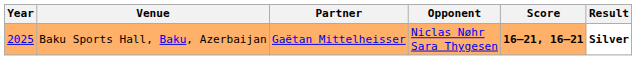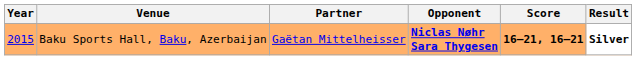(21, 39) 2025 -> (21, 39) 2015
(455, 39) normal -> (455, 39) bold
